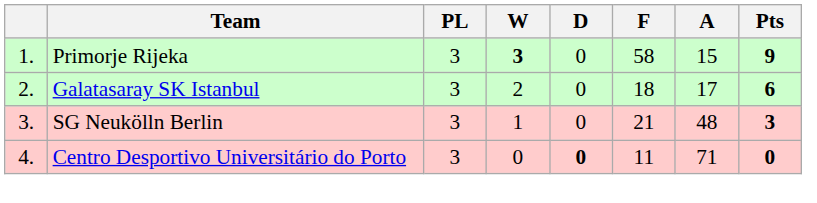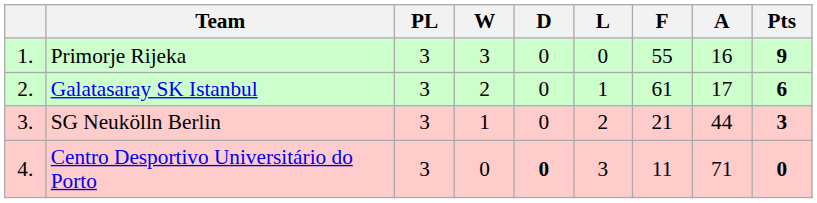+ column: (603, 21)
(518, 55) bold -> (485, 55) normal
(644, 55) 58 -> (662, 55) 55
(707, 55) 15 -> (722, 55) 16
(644, 88) 18 -> (662, 88) 61
(707, 122) 48 -> (722, 122) 44
